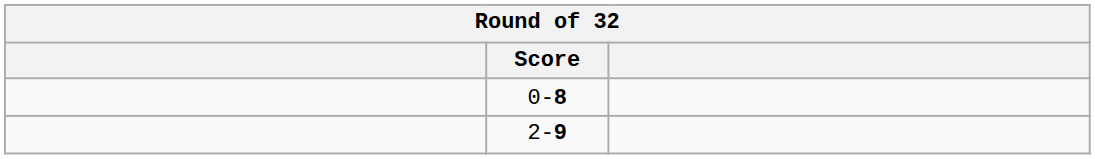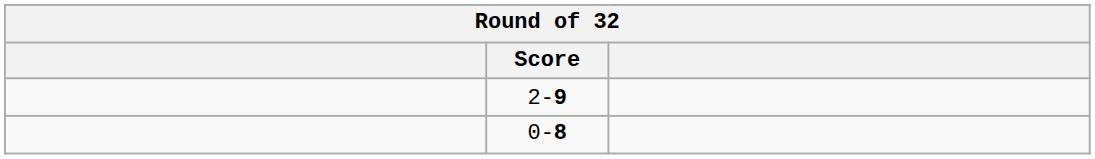rows swapped: (547, 134) <-> (547, 97)
